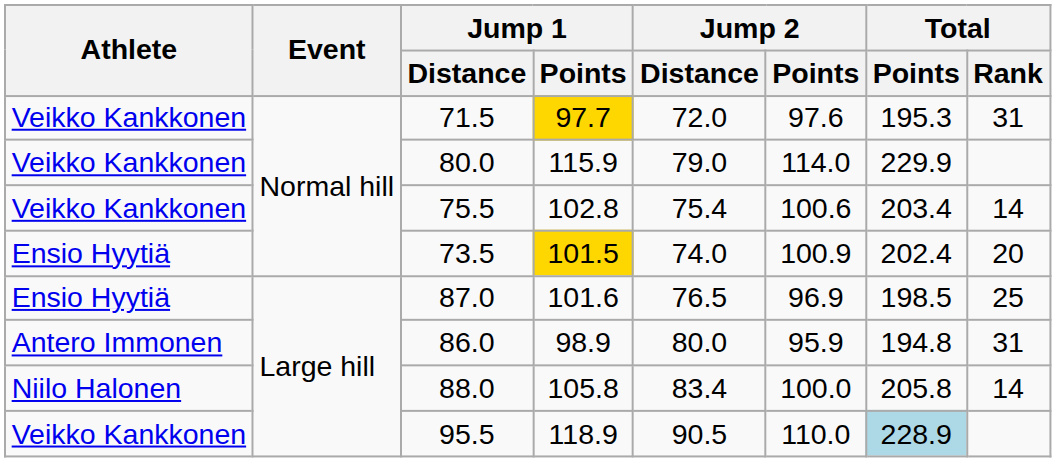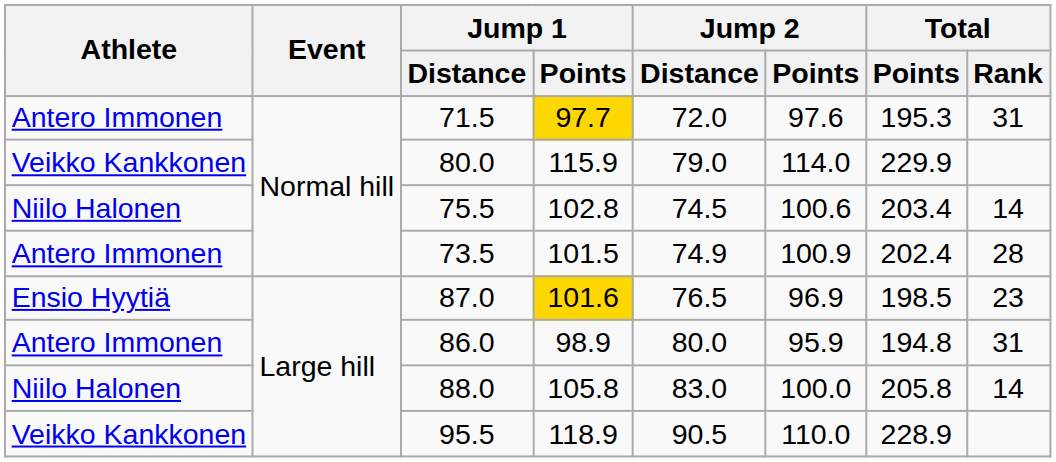(129, 118) Veikko Kankkonen -> (117, 118) Antero Immonen
(129, 208) Veikko Kankkonen -> (96, 208) Niilo Halonen
(699, 208) 75.4 -> (699, 208) 74.5
(91, 253) Ensio Hyytiä -> (117, 253) Antero Immonen
(583, 253) gold background -> (583, 253) no background
(699, 253) 74.0 -> (699, 253) 74.9
(1008, 253) 20 -> (1008, 253) 28
(583, 298) no background -> (583, 298) gold background
(1008, 298) 25 -> (1008, 298) 23
(699, 388) 83.4 -> (699, 388) 83.0
(916, 433) lightblue background -> (916, 433) no background
